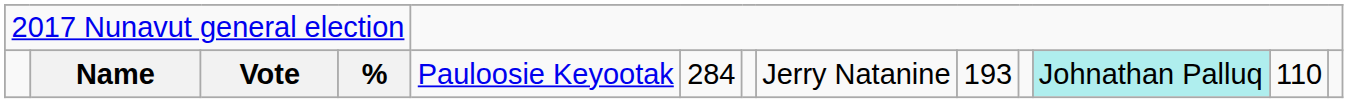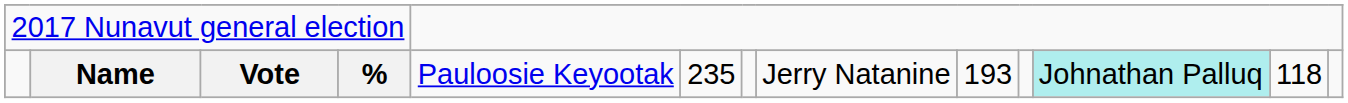(711, 73) 284 -> (711, 73) 235
(1299, 73) 110 -> (1299, 73) 118
